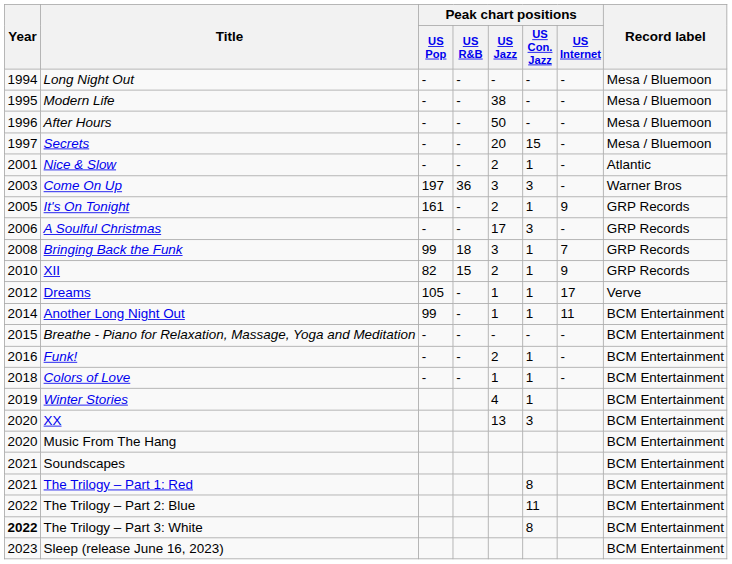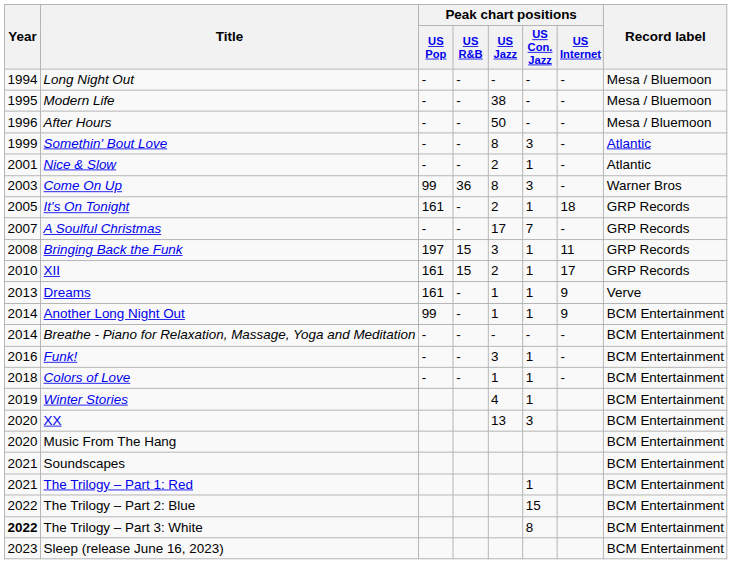- row: (66, 143)
+ row: (105, 143)
(433, 186) 197 -> (429, 186) 99
(495, 186) 3 -> (495, 186) 8
(564, 207) 9 -> (568, 207) 18
(22, 228) 2006 -> (22, 228) 2007
(529, 228) 3 -> (529, 228) 7
(429, 250) 99 -> (433, 250) 197
(464, 250) 18 -> (464, 250) 15
(564, 250) 7 -> (567, 250) 11
(429, 271) 82 -> (433, 271) 161
(564, 271) 9 -> (568, 271) 17
(22, 292) 2012 -> (22, 292) 2013
(433, 292) 105 -> (433, 292) 161
(568, 292) 17 -> (564, 292) 9
(567, 314) 11 -> (564, 314) 9
(22, 335) 2015 -> (22, 335) 2014
(495, 356) 2 -> (495, 356) 3
(529, 484) 8 -> (529, 484) 1
(533, 505) 11 -> (533, 505) 15
